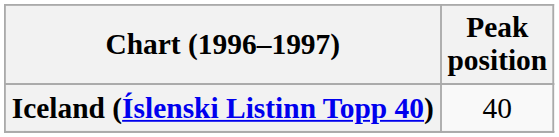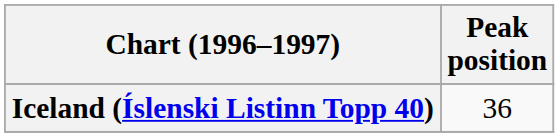(497, 107) 40 -> (497, 107) 36
